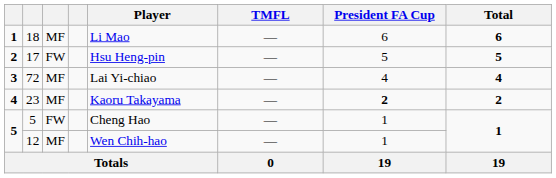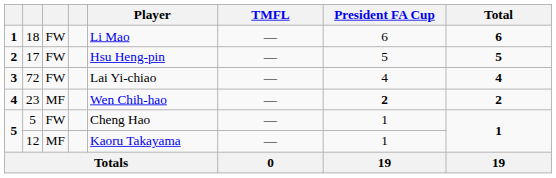(55, 36) MF -> (55, 36) FW
(55, 78) MF -> (55, 78) FW
(135, 99) Kaoru Takayama -> (128, 99) Wen Chih-hao
(128, 141) Wen Chih-hao -> (135, 141) Kaoru Takayama
